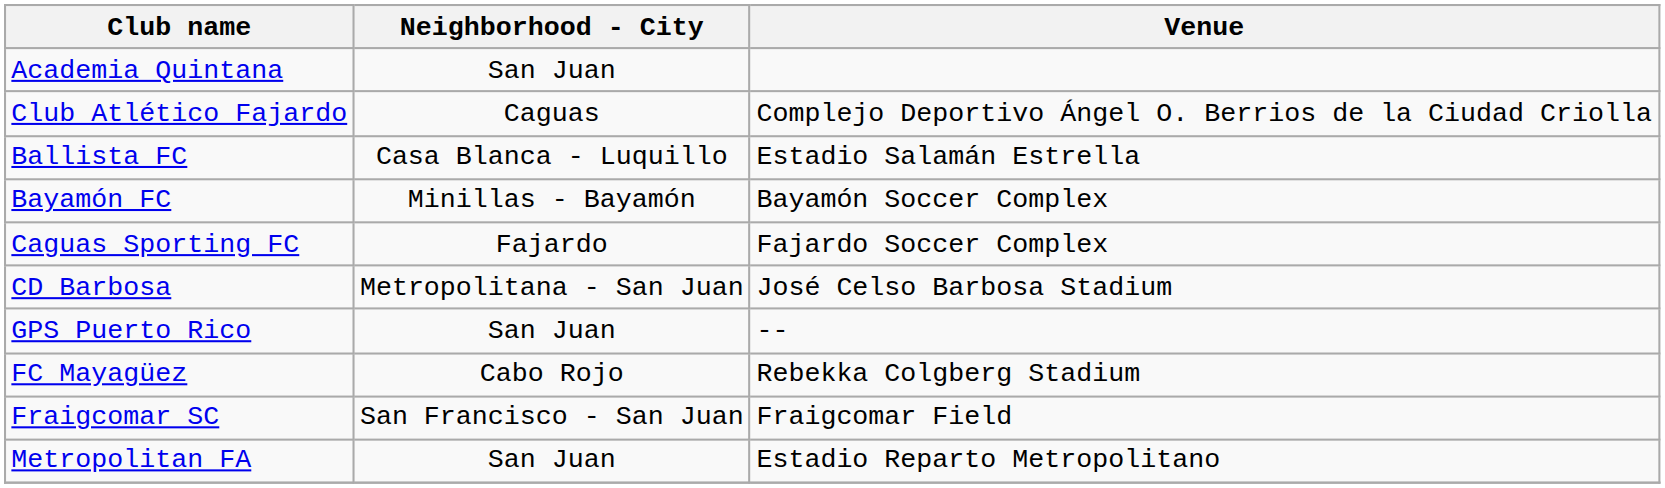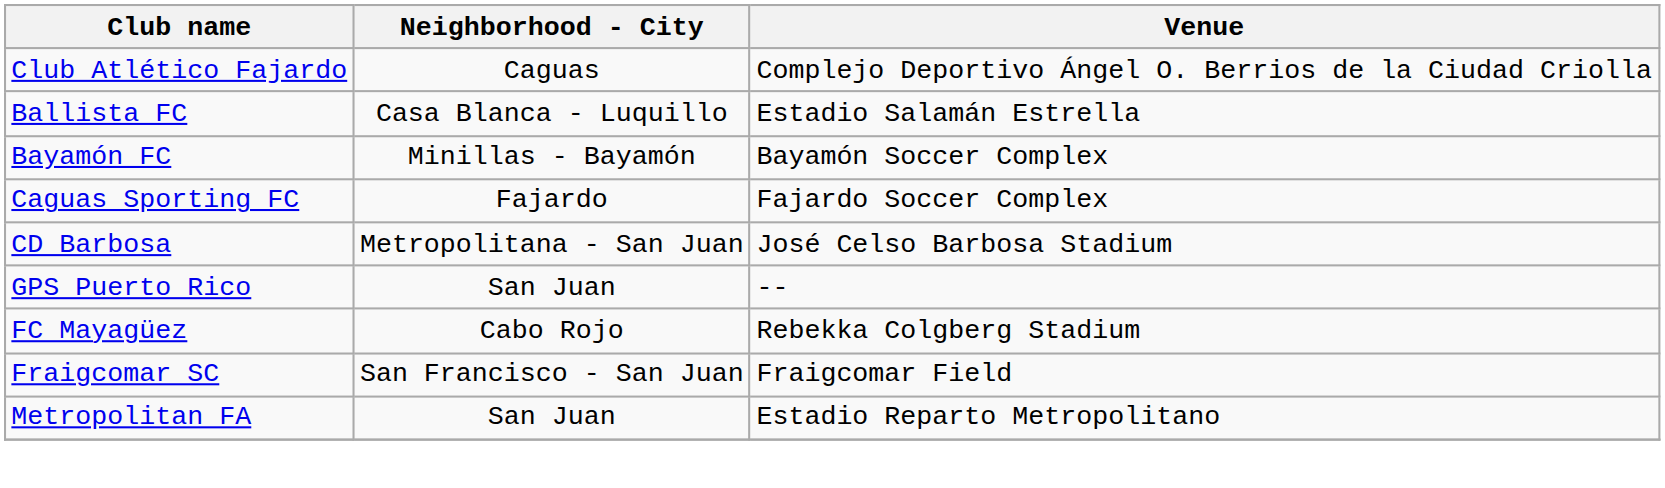- row: (147, 70)
